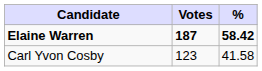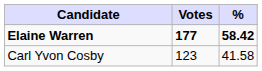(186, 35) 187 -> (186, 35) 177
